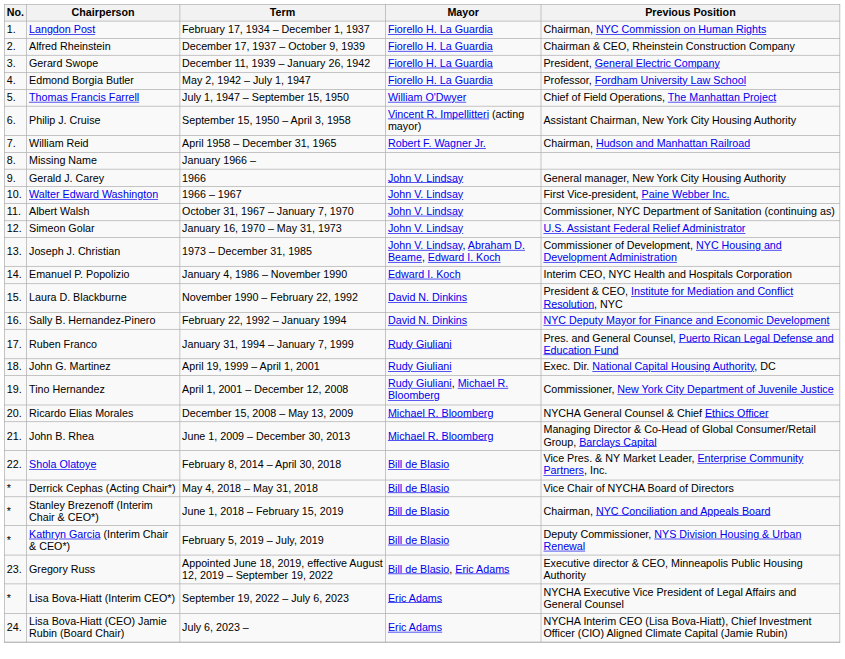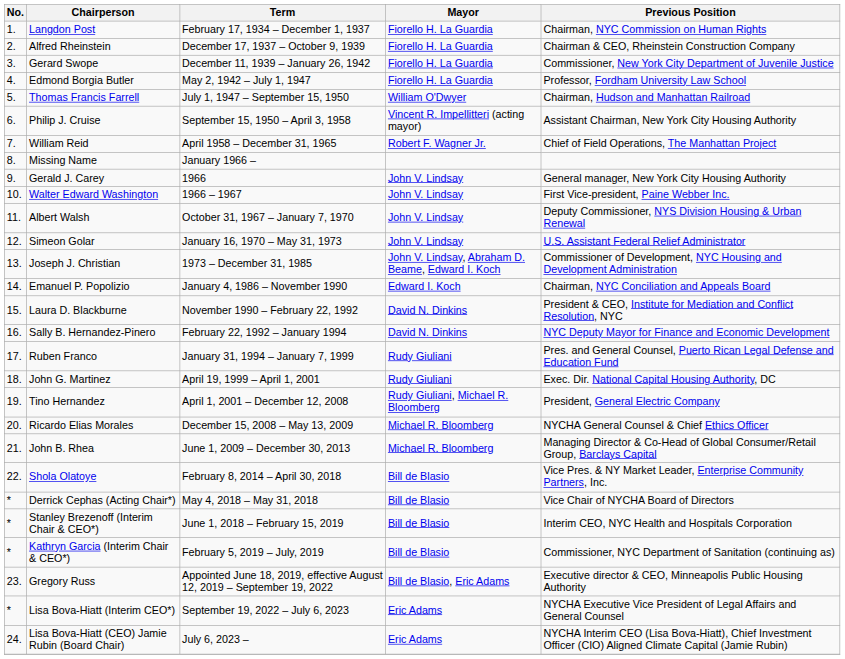(632, 64) President, General Electric Company -> (689, 64) Commissioner, New York City Department of Juvenile Justice
(660, 98) Chief of Field Operations, The Manhattan Project -> (647, 98) Chairman, Hudson and Manhattan Railroad
(647, 144) Chairman, Hudson and Manhattan Railroad -> (660, 144) Chief of Field Operations, The Manhattan Project
(689, 212) Commissioner, NYC Department of Sanitation (continuing as) -> (672, 218) Deputy Commissioner, NYS Division Housing & Urban Renewal
(668, 275) Interim CEO, NYC Health and Hospitals Corporation -> (657, 287) Chairman, NYC Conciliation and Appeals Board
(689, 390) Commissioner, New York City Department of Juvenile Justice -> (632, 402) President, General Electric Company
(657, 511) Chairman, NYC Conciliation and Appeals Board -> (668, 523) Interim CEO, NYC Health and Hospitals Corporation
(672, 540) Deputy Commissioner, NYS Division Housing & Urban Renewal -> (689, 552) Commissioner, NYC Department of Sanitation (continuing as)
